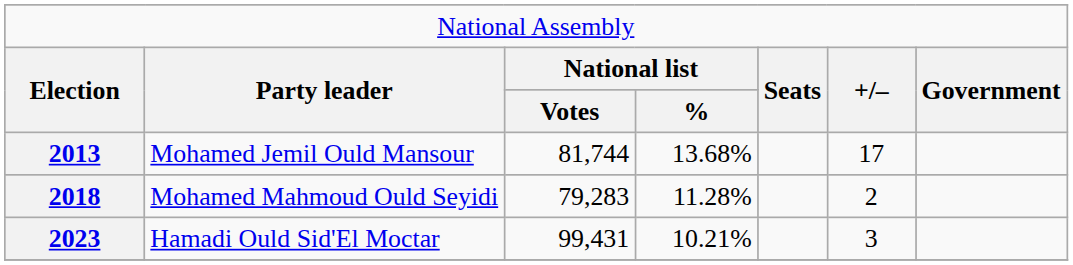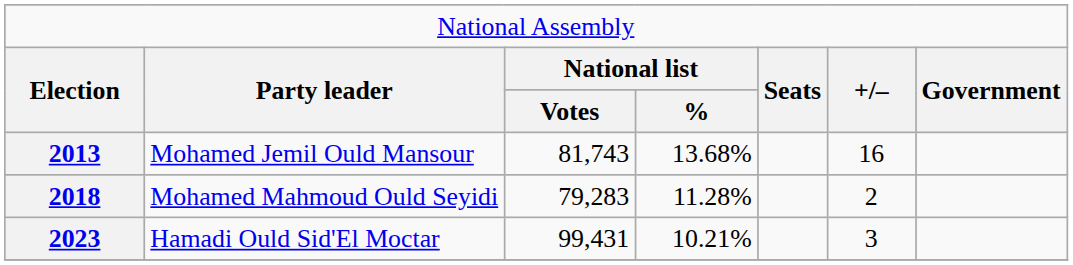(594, 153) 81,744 -> (594, 153) 81,743
(871, 153) 17 -> (871, 153) 16
